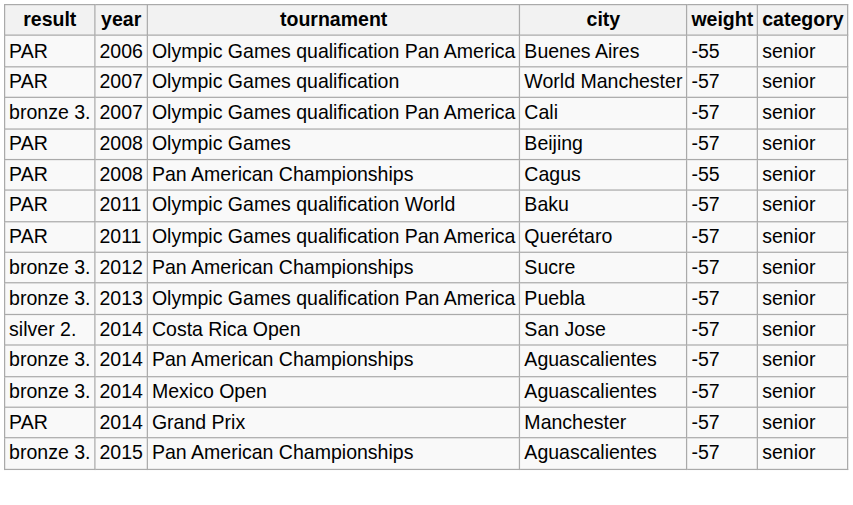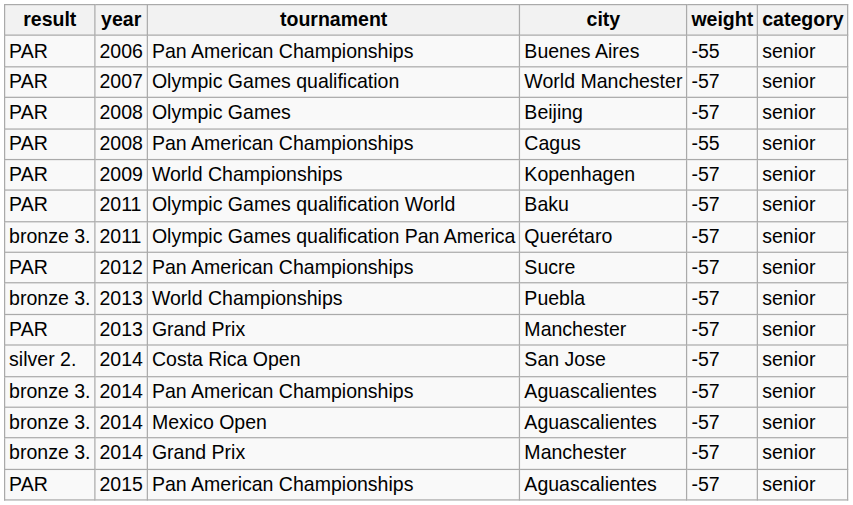(334, 50) Olympic Games qualification Pan America -> (283, 50) Pan American Championships
- row: (121, 112)
+ row: (121, 174)
(28, 236) PAR -> (50, 236) bronze 3.
(50, 267) bronze 3. -> (28, 267) PAR
(334, 298) Olympic Games qualification Pan America -> (247, 298) World Championships
+ row: (121, 329)
(28, 422) PAR -> (50, 453) bronze 3.
(50, 453) bronze 3. -> (28, 484) PAR
